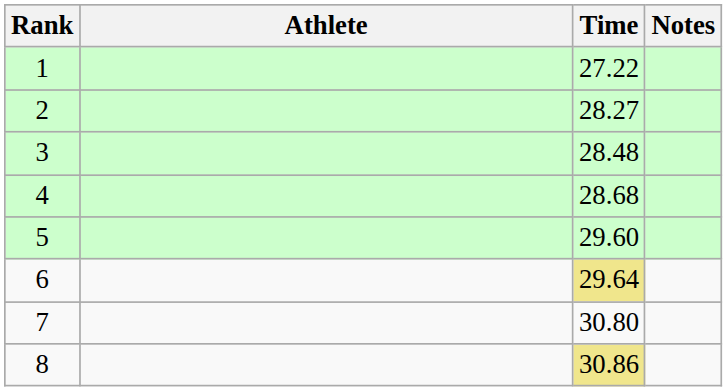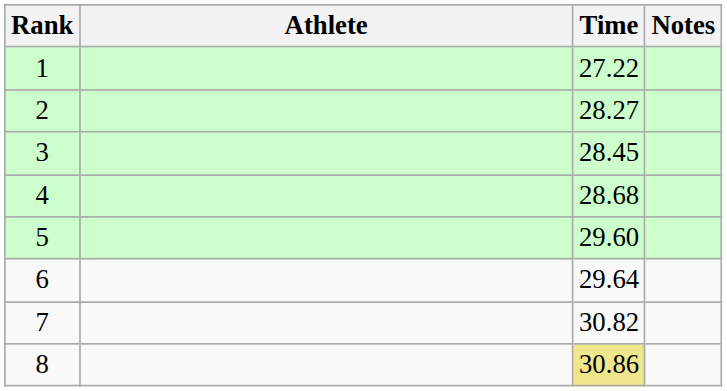(609, 152) 28.48 -> (609, 152) 28.45
(609, 279) khaki background -> (609, 279) no background
(609, 322) 30.80 -> (609, 322) 30.82
